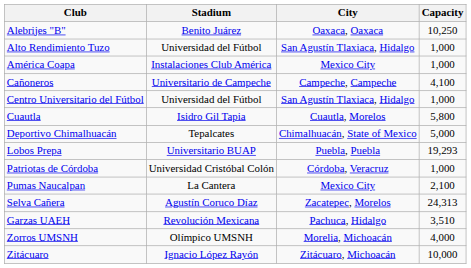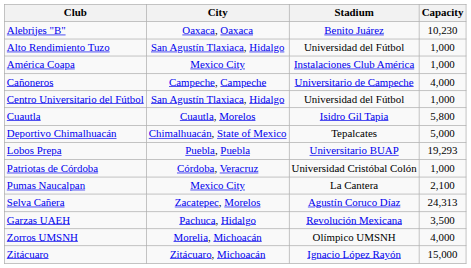columns swapped: (348, 13) <-> (211, 13)
(443, 30) 10,250 -> (443, 30) 10,230
(443, 82) 4,100 -> (443, 82) 4,000
(443, 220) 3,510 -> (443, 220) 3,500
(443, 254) 10,000 -> (443, 254) 15,000
